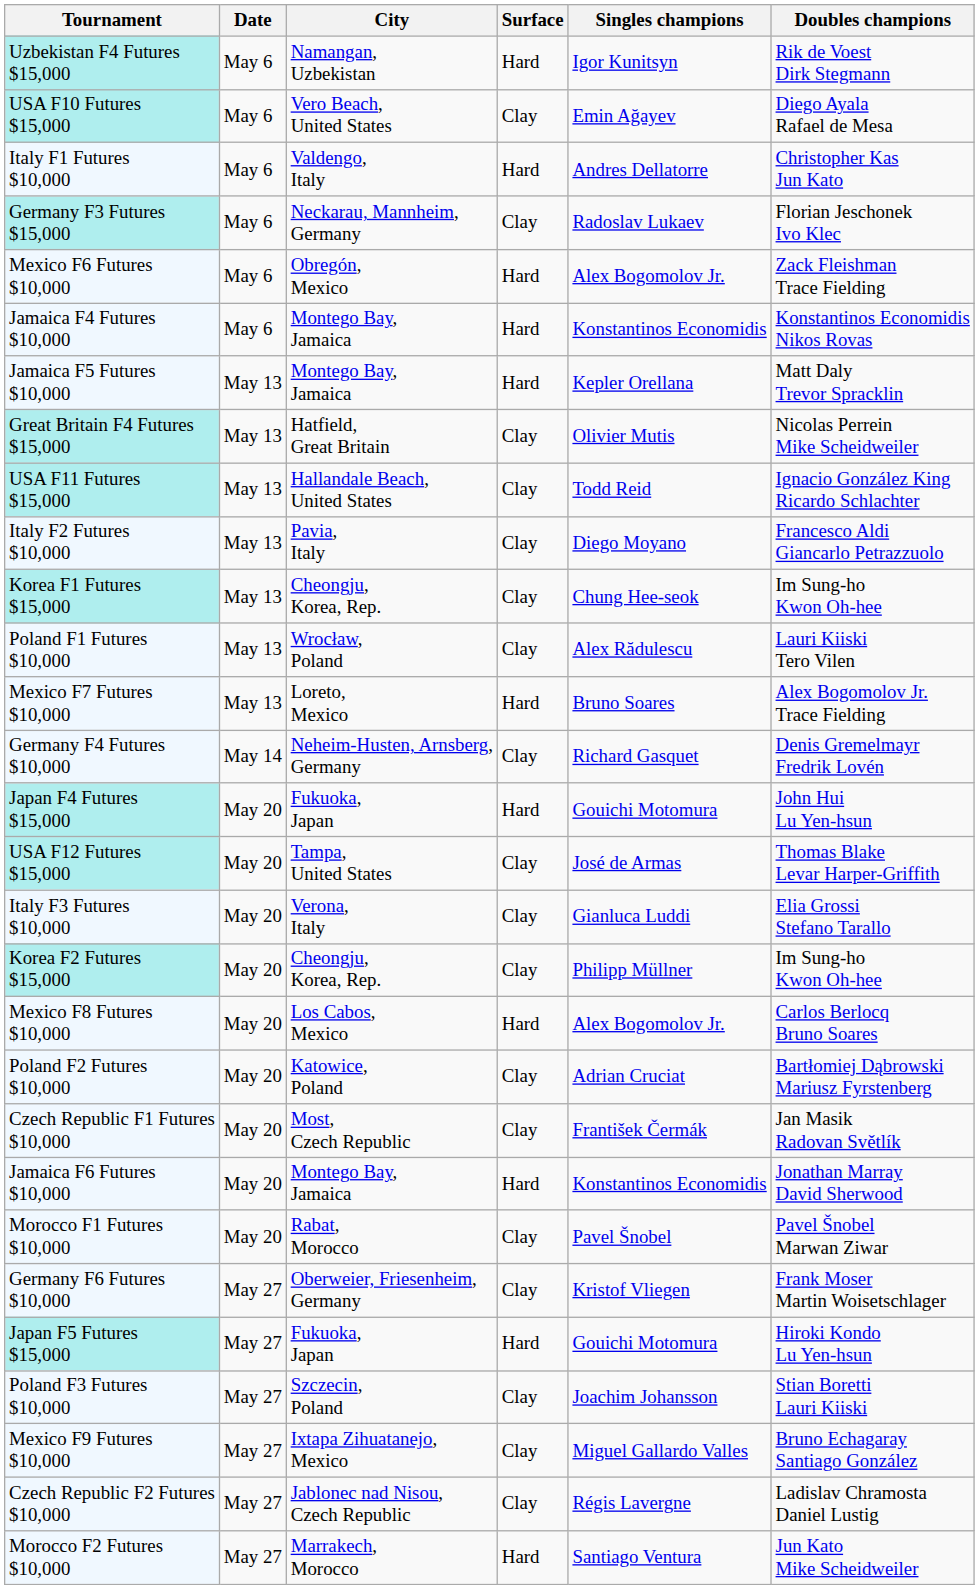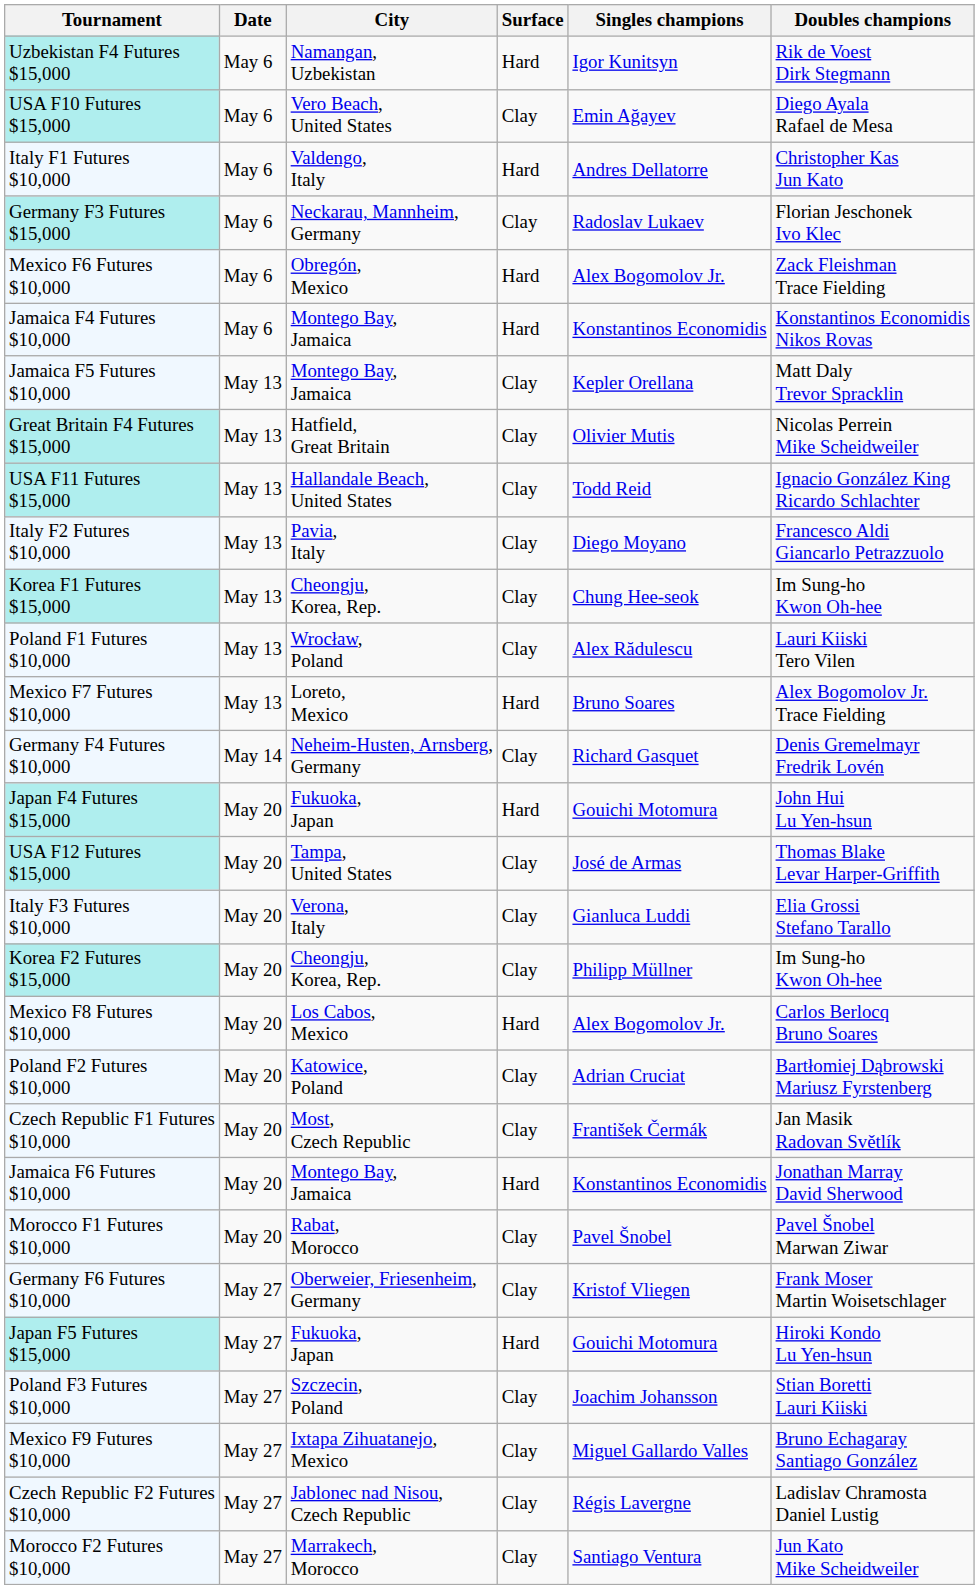(521, 382) Hard -> (520, 382) Clay
(521, 1557) Hard -> (520, 1557) Clay
